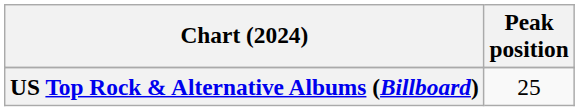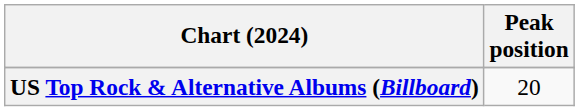(529, 86) 25 -> (529, 86) 20
